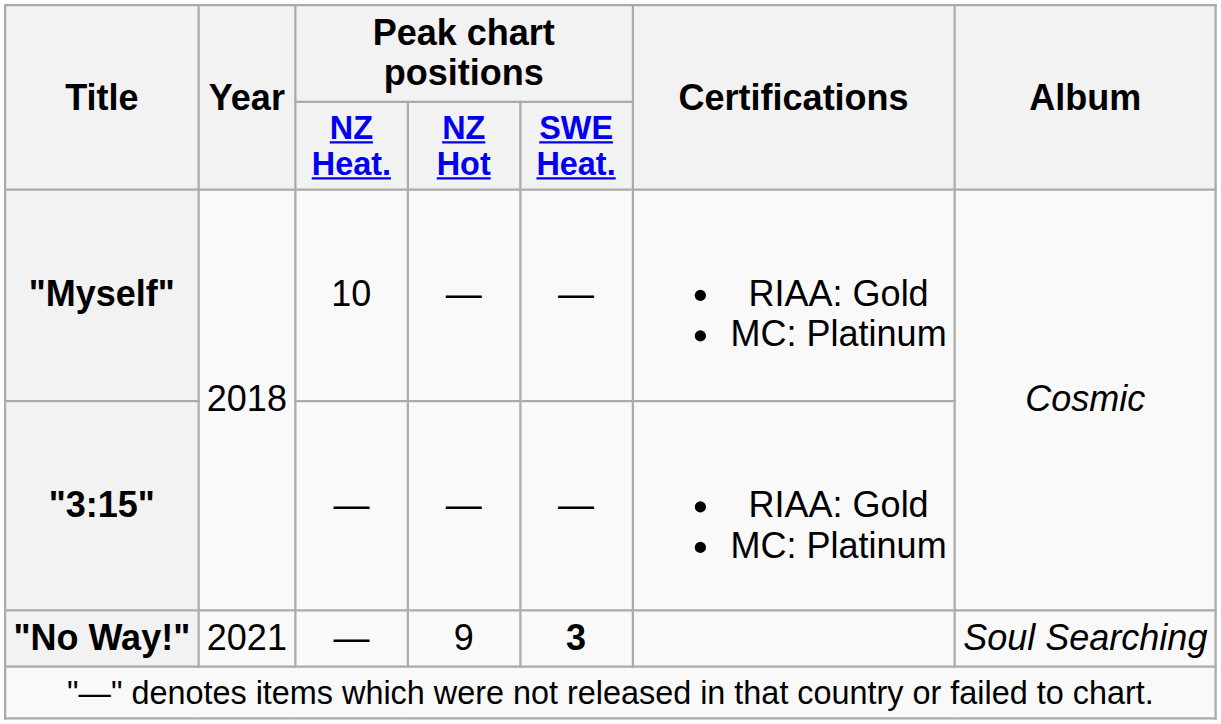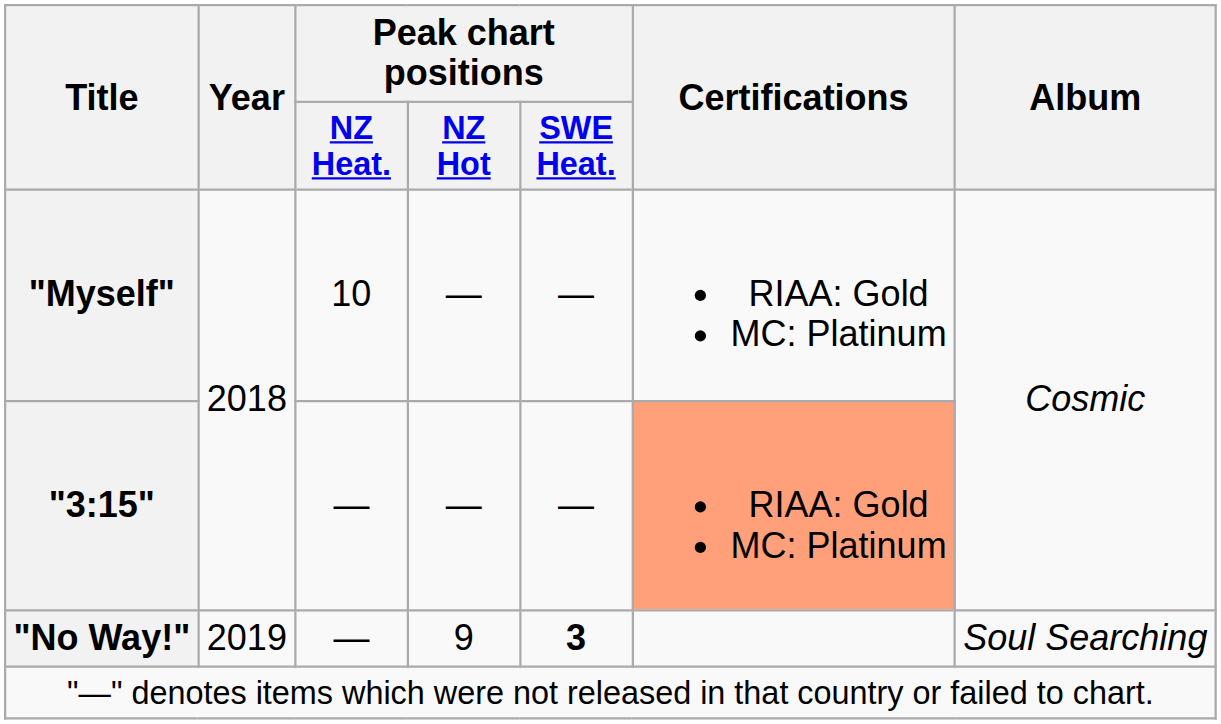(794, 525) no background -> (794, 525) lightsalmon background
(247, 638) 2021 -> (247, 638) 2019
